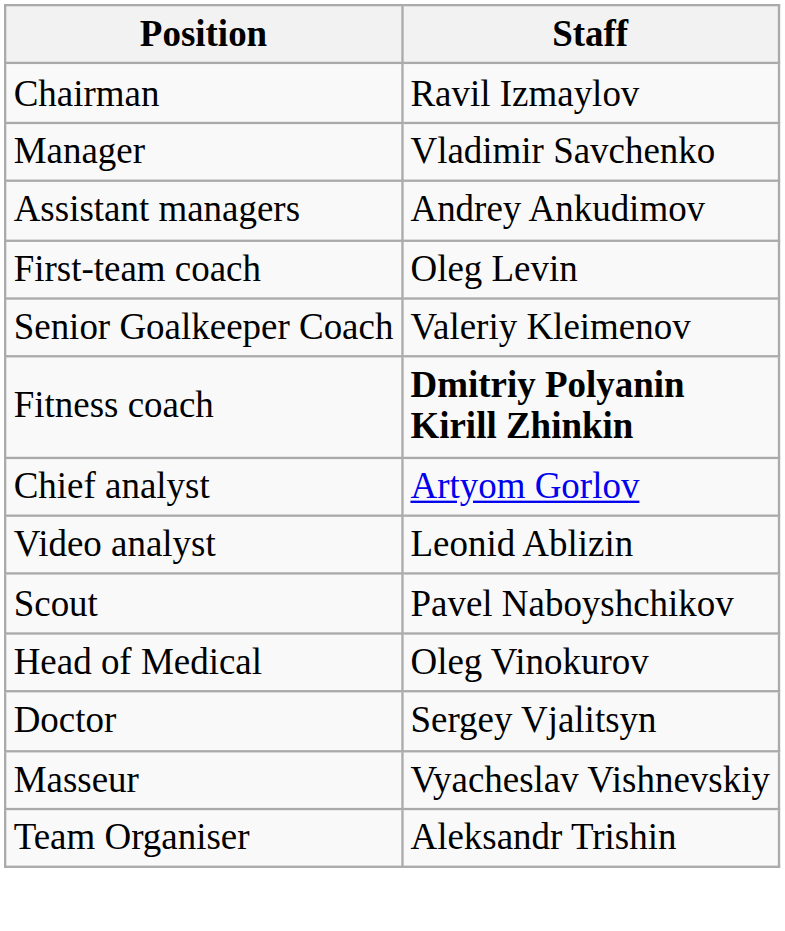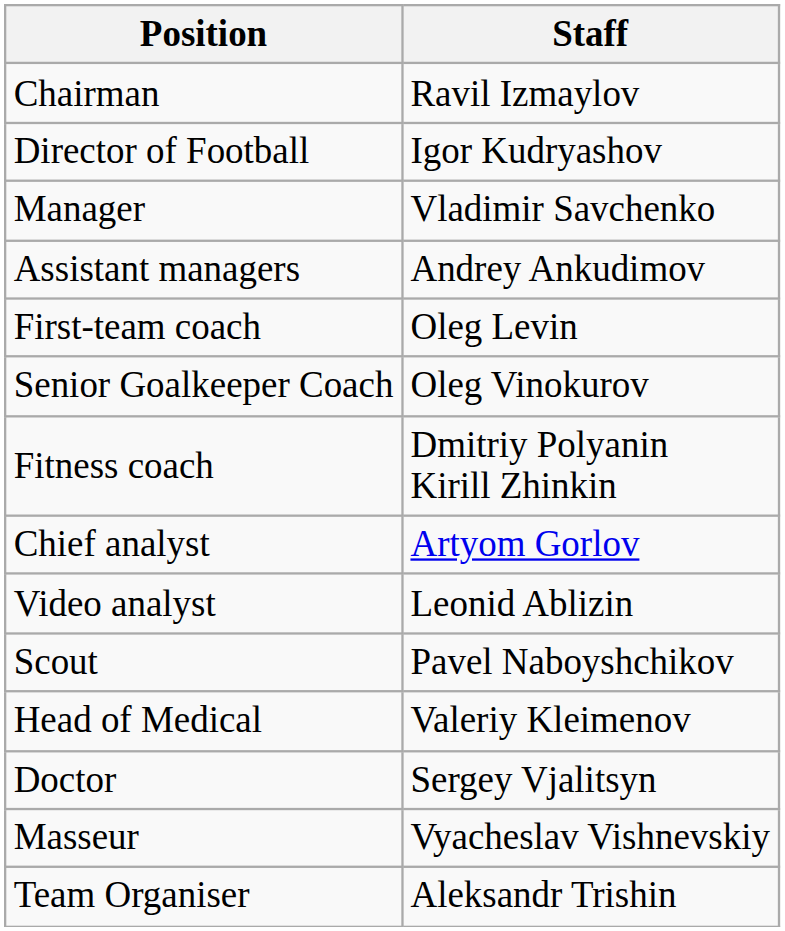+ row: (161, 151)
(551, 326) Valeriy Kleimenov -> (530, 385) Oleg Vinokurov
(548, 406) bold -> (539, 464) normal
(530, 661) Oleg Vinokurov -> (551, 720) Valeriy Kleimenov
